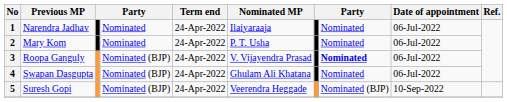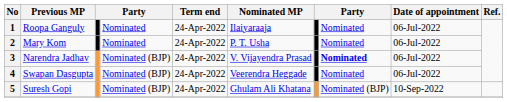(56, 27) Narendra Jadhav -> (54, 27) Roopa Ganguly
(54, 58) Roopa Ganguly -> (56, 58) Narendra Jadhav
(270, 74) Ghulam Ali Khatana -> (268, 74) Veerendra Heggade
(268, 89) Veerendra Heggade -> (270, 89) Ghulam Ali Khatana
